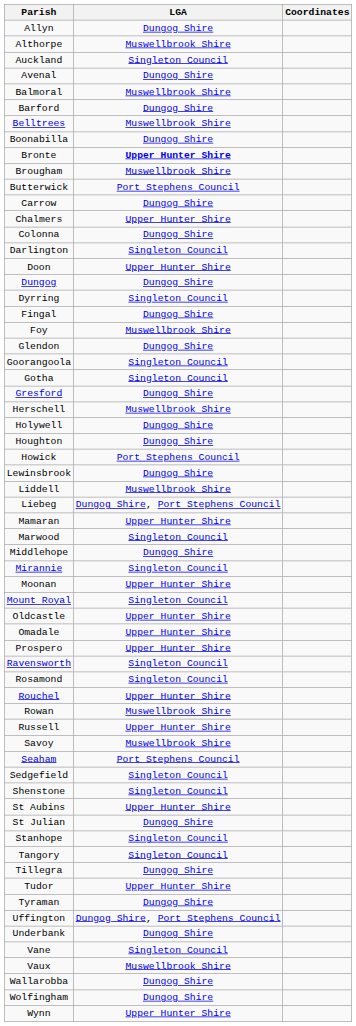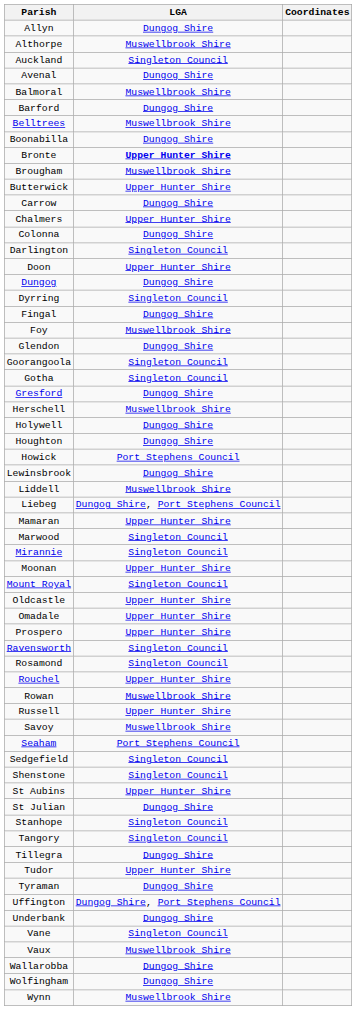(178, 187) Port Stephens Council -> (178, 187) Upper Hunter Shire
- row: (39, 553)
(178, 1013) Upper Hunter Shire -> (178, 998) Muswellbrook Shire
